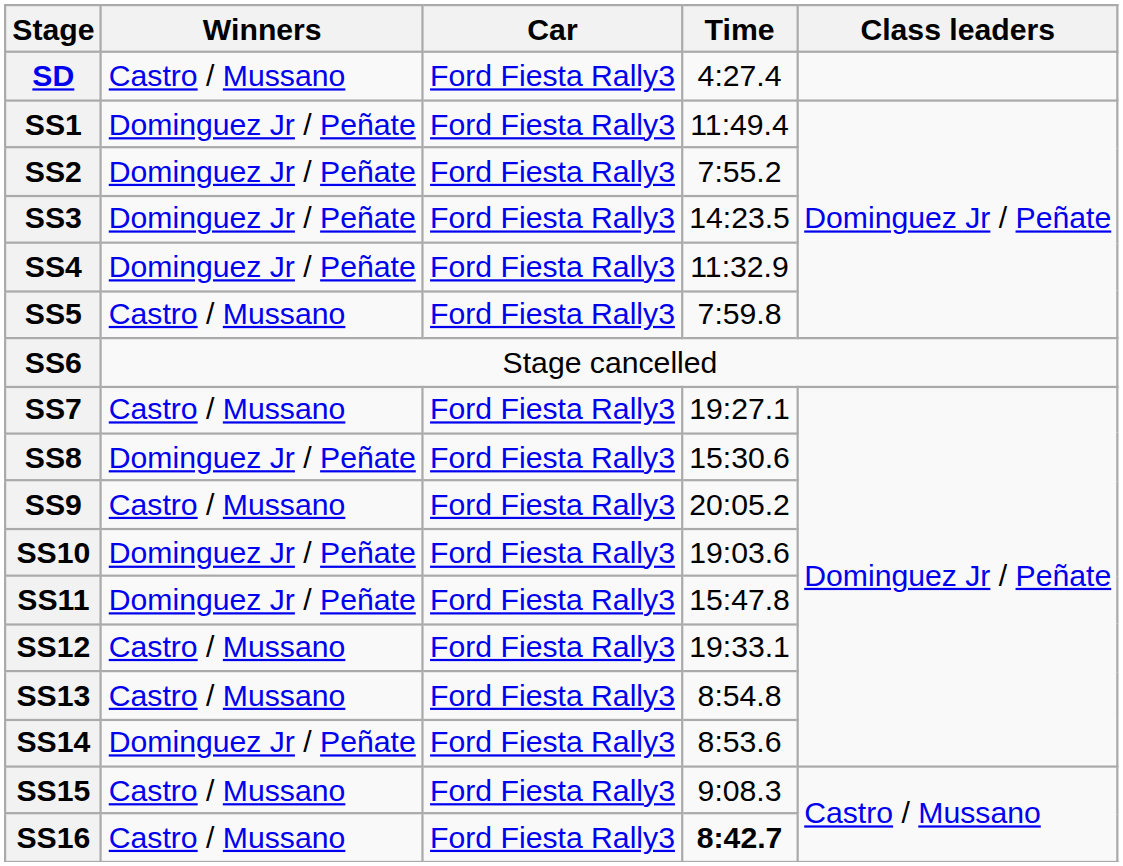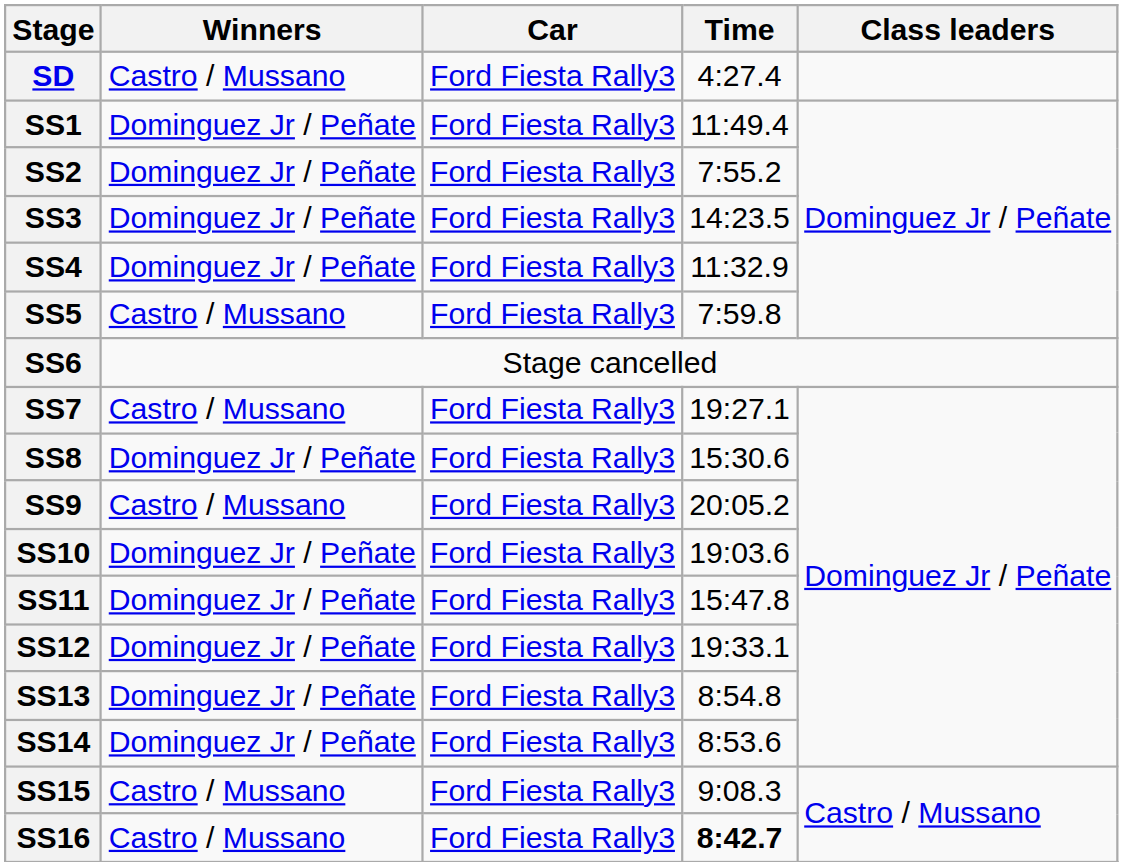(227, 647) Castro / Mussano -> (262, 647) Dominguez Jr / Peñate
(227, 695) Castro / Mussano -> (262, 695) Dominguez Jr / Peñate
